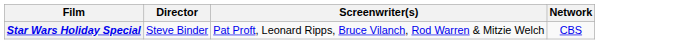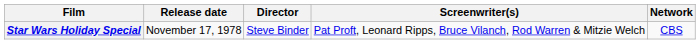+ column: (194, 13)
